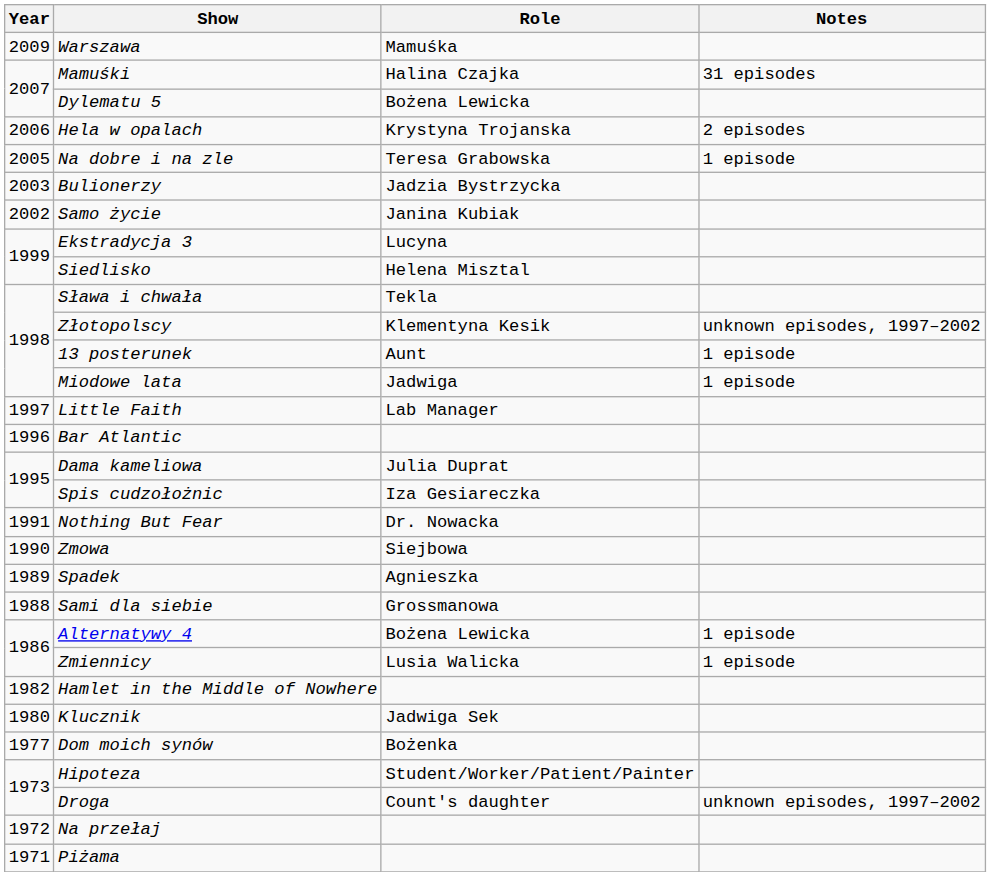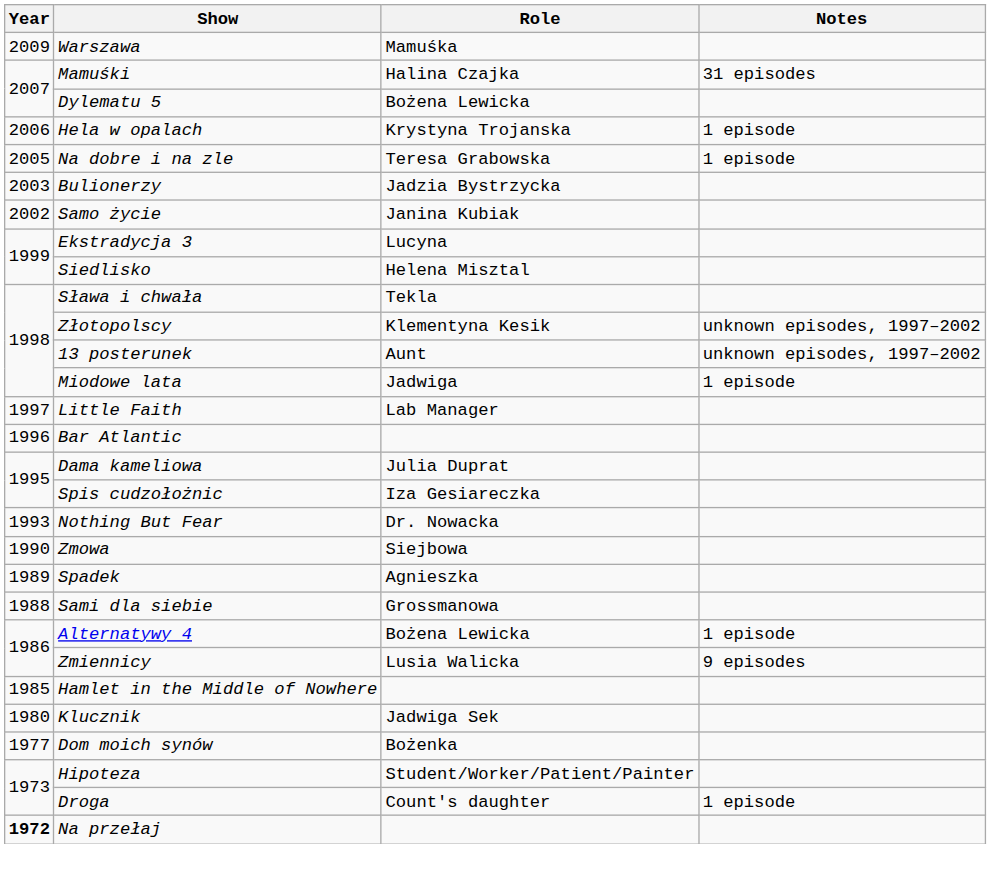(754, 131) 2 episodes -> (749, 131) 1 episode
(749, 354) 1 episode -> (842, 354) unknown episodes, 1997–2002
(29, 522) 1991 -> (29, 522) 1993
(749, 662) 1 episode -> (754, 662) 9 episodes
(29, 690) 1982 -> (29, 690) 1985
(842, 802) unknown episodes, 1997–2002 -> (749, 802) 1 episode
(29, 830) normal -> (29, 830) bold
- row: (89, 858)
